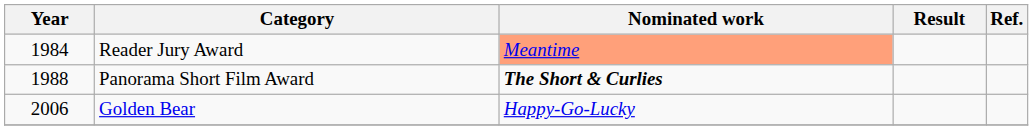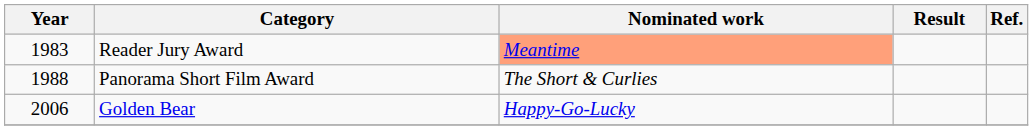(50, 49) 1984 -> (50, 49) 1983
(583, 79) bold -> (581, 79) normal
